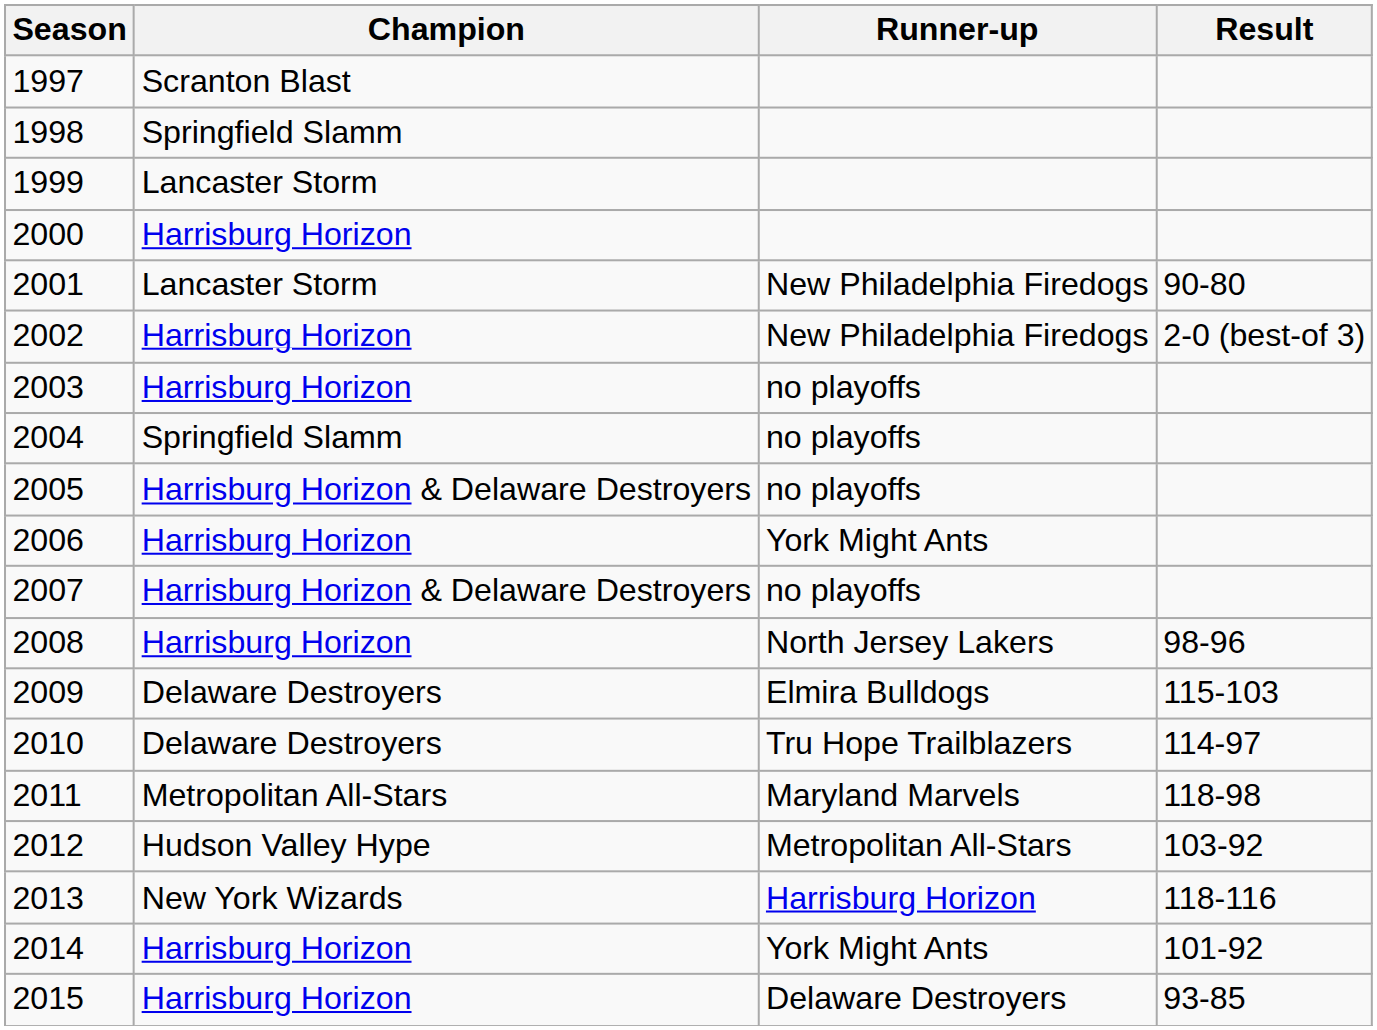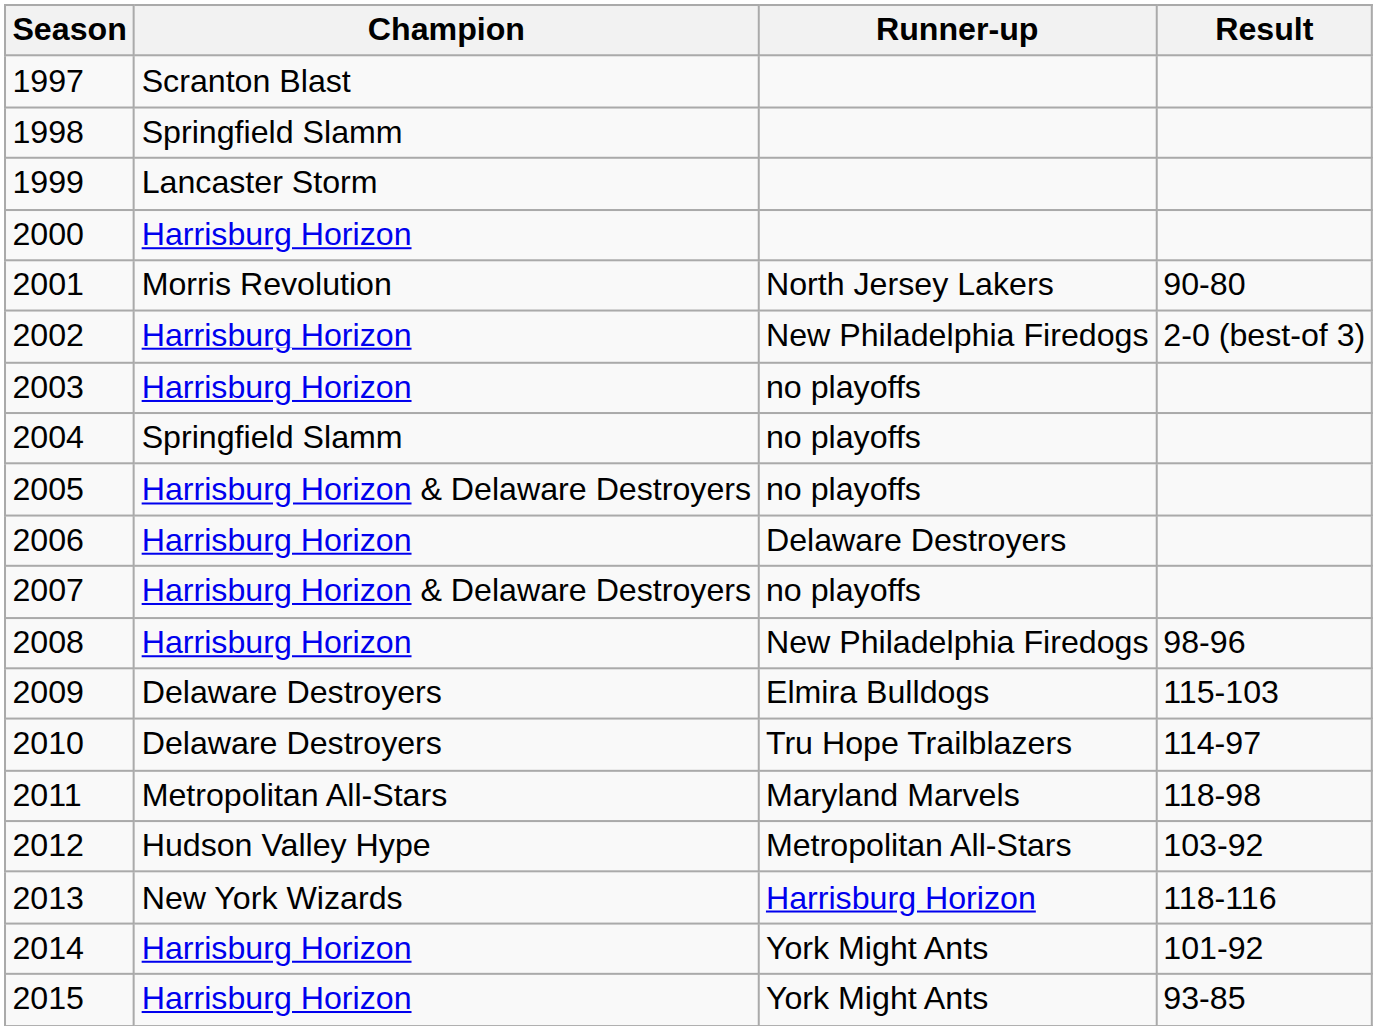(260, 285) Lancaster Storm -> (267, 285) Morris Revolution
(957, 285) New Philadelphia Firedogs -> (910, 285) North Jersey Lakers
(877, 540) York Might Ants -> (916, 540) Delaware Destroyers
(910, 642) North Jersey Lakers -> (957, 642) New Philadelphia Firedogs
(916, 999) Delaware Destroyers -> (877, 999) York Might Ants
